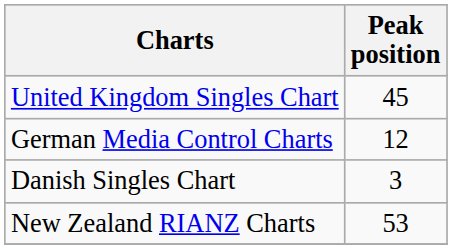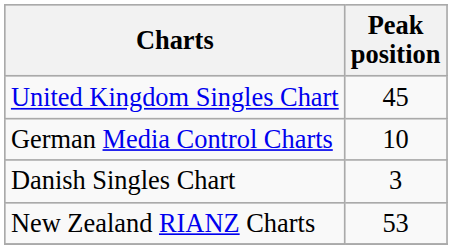(396, 138) 12 -> (396, 138) 10
